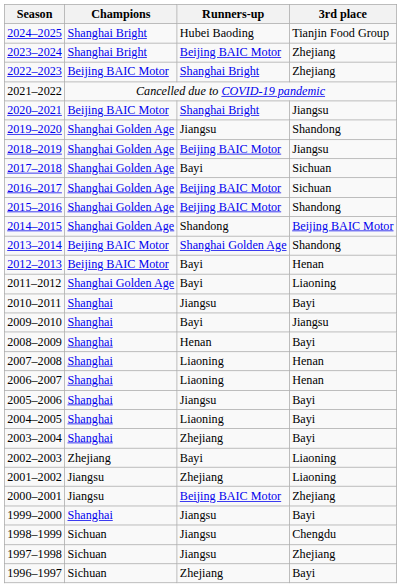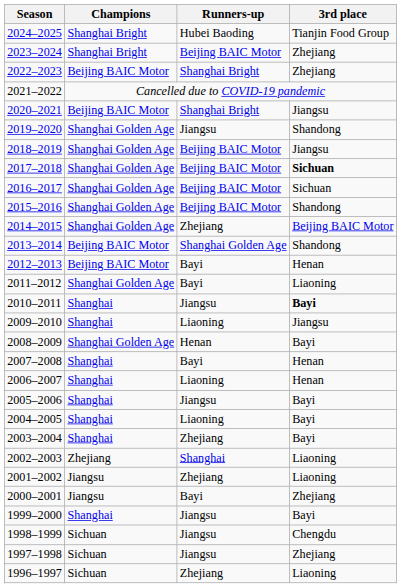(191, 168) Bayi -> (231, 168) Beijing BAIC Motor
(312, 168) normal -> (313, 168) bold
(204, 226) Shandong -> (201, 226) Zhejiang
(304, 303) normal -> (304, 303) bold
(191, 322) Bayi -> (202, 322) Liaoning
(90, 341) Shanghai -> (121, 341) Shanghai Golden Age
(202, 361) Liaoning -> (191, 361) Bayi
(191, 457) Bayi -> (202, 457) Shanghai
(231, 496) Beijing BAIC Motor -> (191, 496) Bayi
(304, 573) Bayi -> (314, 573) Liaoning
